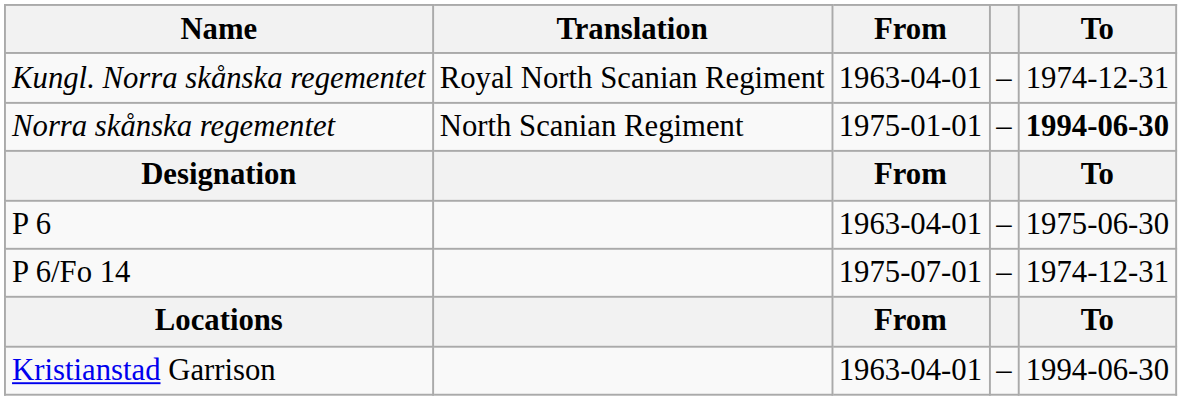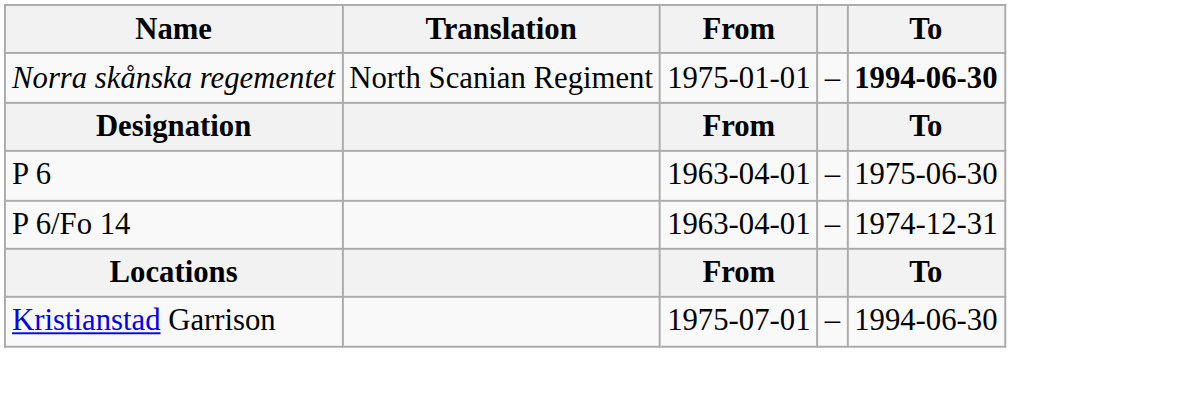- row: (219, 77)
(910, 272) 1975-07-01 -> (739, 223) 1963-04-01
(910, 369) 1963-04-01 -> (739, 321) 1975-07-01
